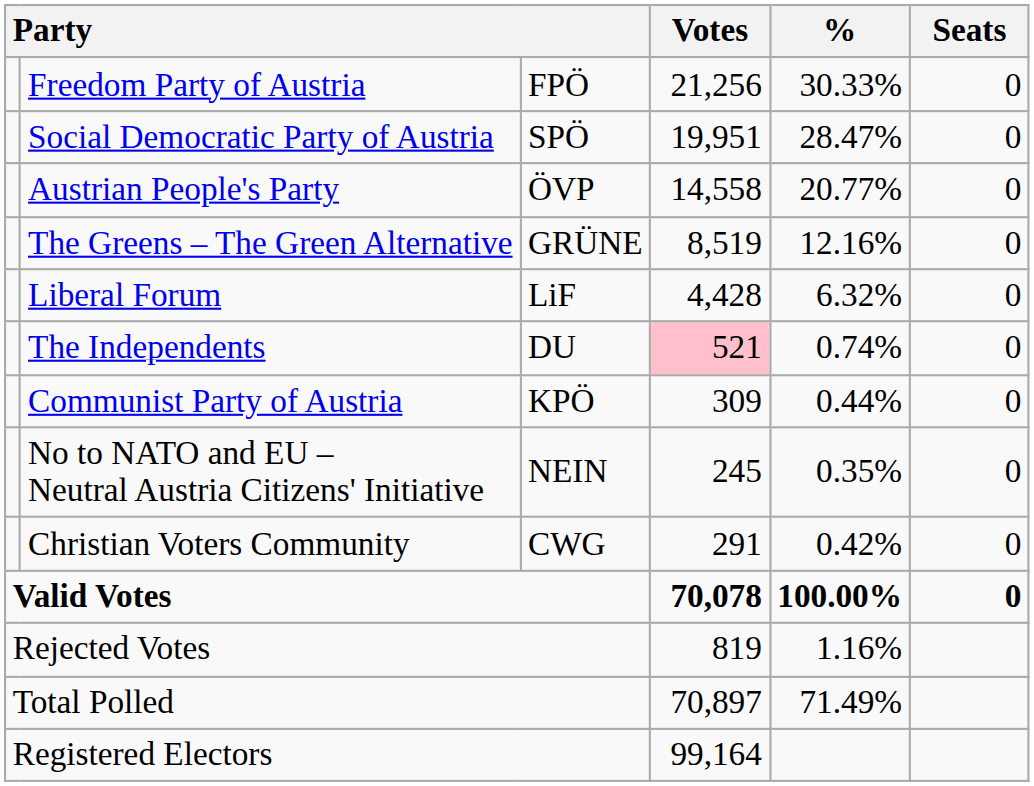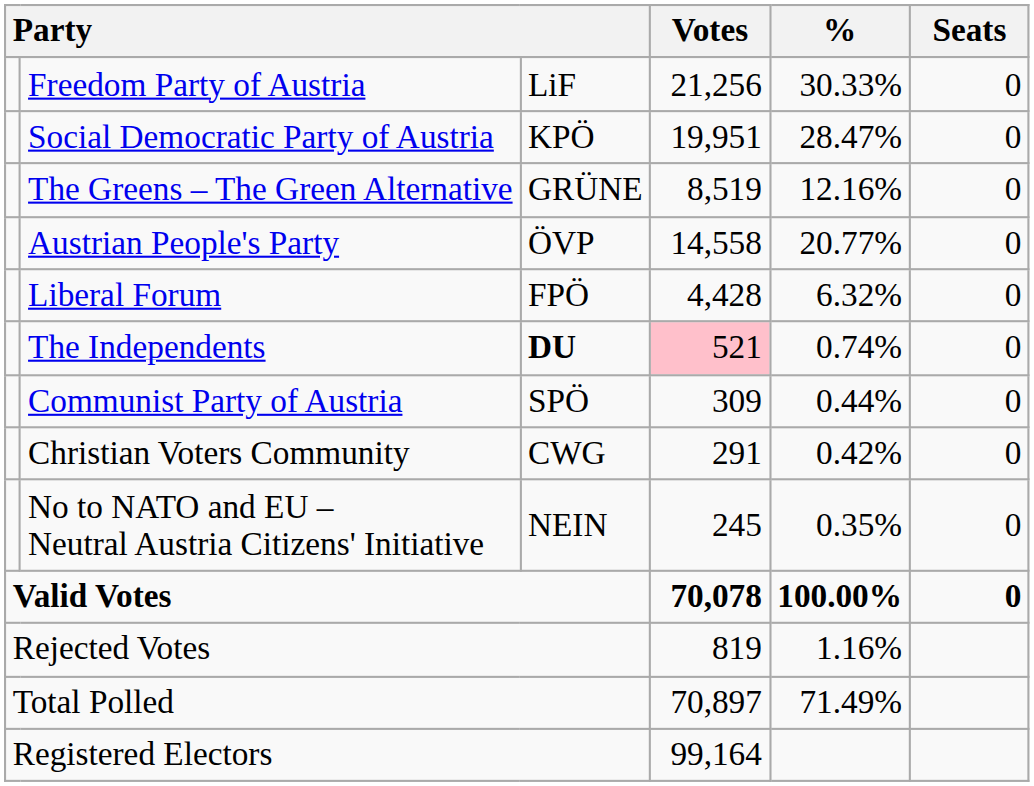(558, 83) FPÖ -> (552, 83) LiF
(558, 136) SPÖ -> (561, 136) KPÖ
rows swapped: (184, 189) <-> (270, 242)
(552, 294) LiF -> (558, 294) FPÖ
(552, 347) normal -> (552, 347) bold
(561, 400) KPÖ -> (558, 400) SPÖ
rows swapped: (219, 543) <-> (256, 471)
